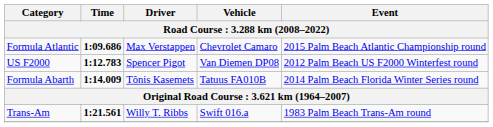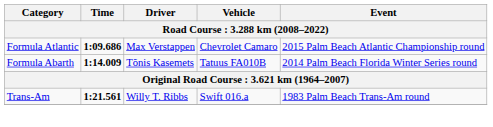- row: (28, 63)
